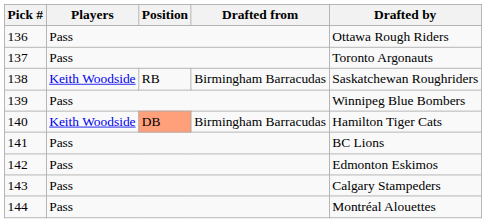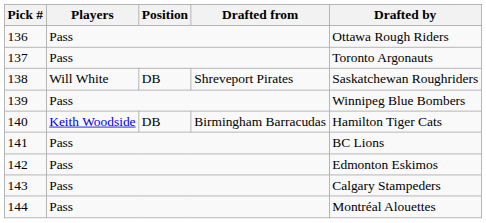(92, 79) Keith Woodside -> (79, 79) Will White
(151, 79) RB -> (151, 79) DB
(260, 79) Birmingham Barracudas -> (244, 79) Shreveport Pirates
(151, 121) lightsalmon background -> (151, 121) no background
